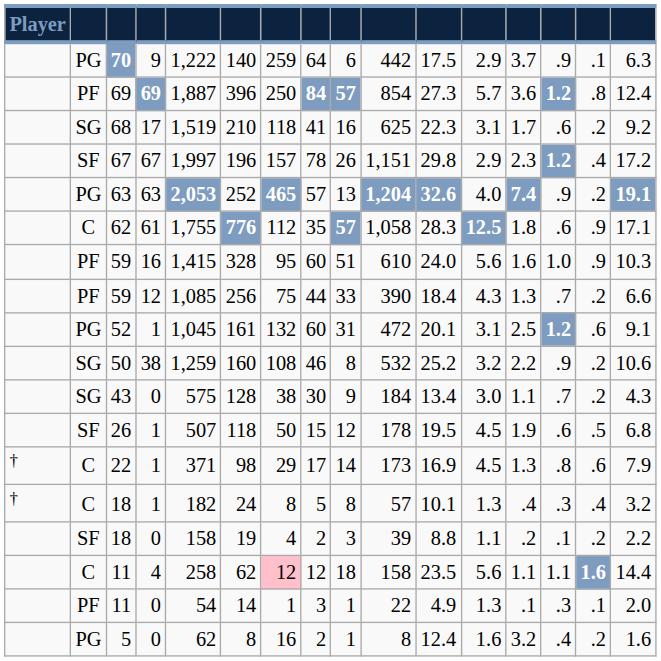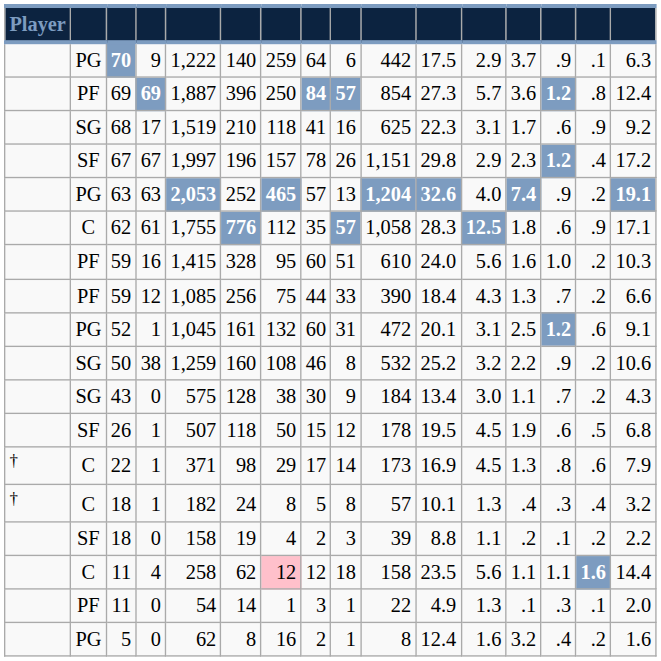(598, 127) .2 -> (598, 127) .9
(598, 261) .9 -> (598, 261) .2
